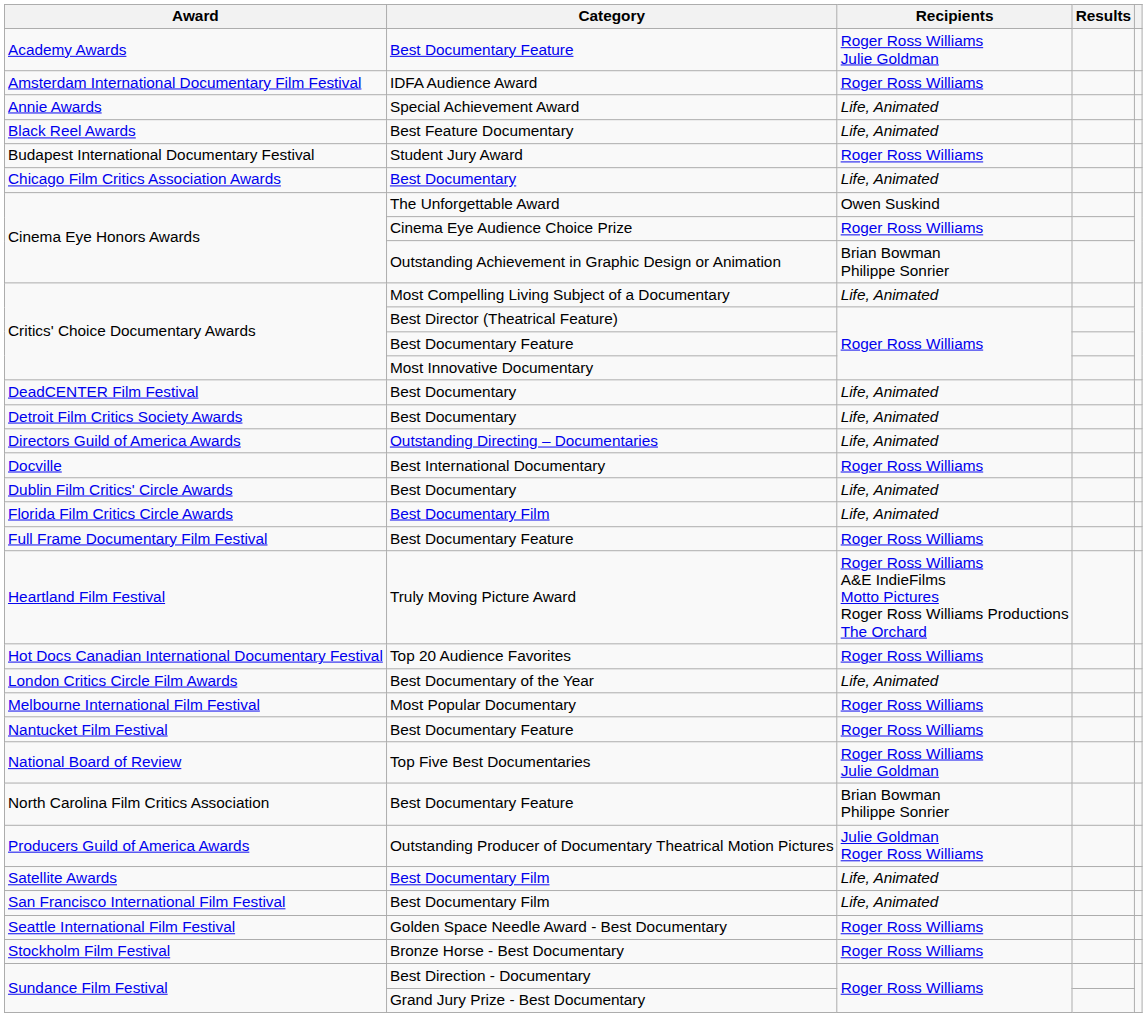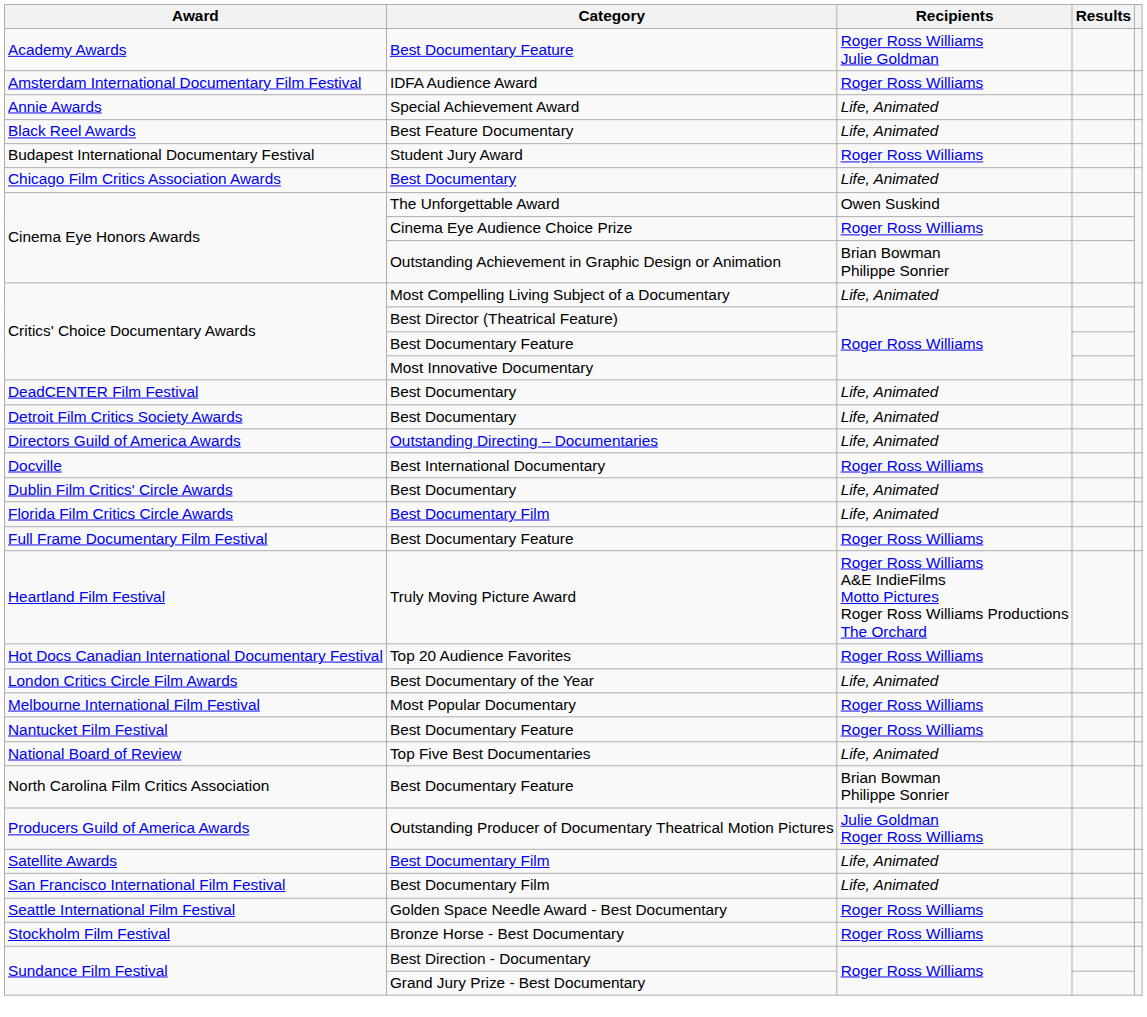(912, 762) Roger Ross Williams Julie Goldman -> (889, 753) Life, Animated
